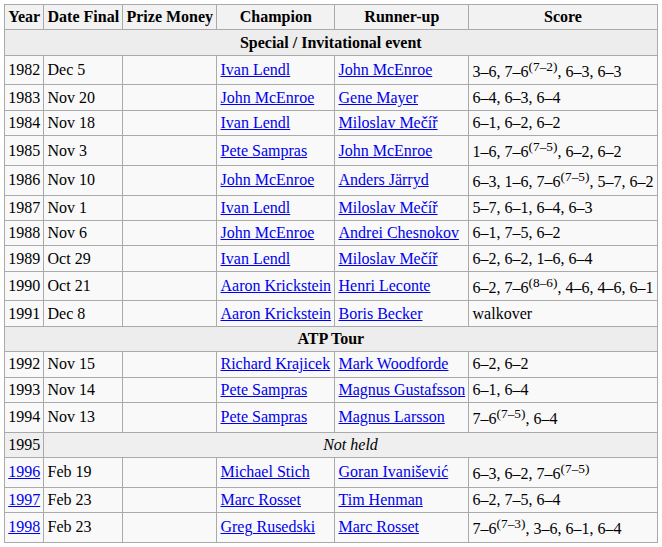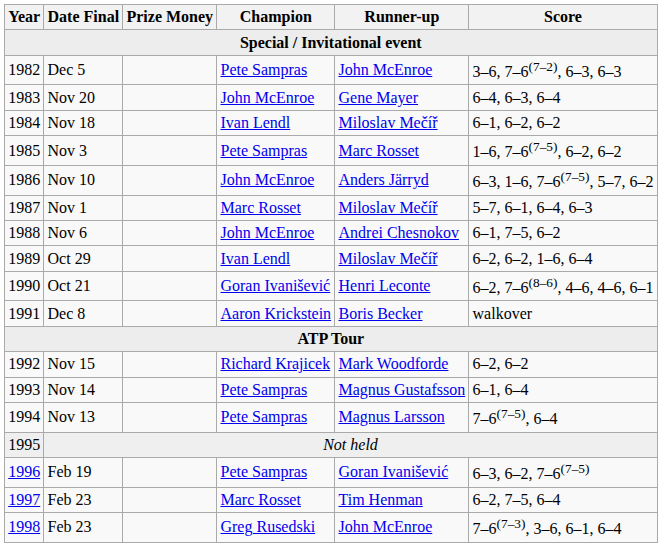(255, 70) Ivan Lendl -> (264, 70) Pete Sampras
(385, 150) John McEnroe -> (379, 150) Marc Rosset
(255, 207) Ivan Lendl -> (261, 207) Marc Rosset
(276, 286) Aaron Krickstein -> (275, 286) Goran Ivanišević
(265, 472) Michael Stich -> (264, 472) Pete Sampras
(379, 527) Marc Rosset -> (385, 527) John McEnroe
